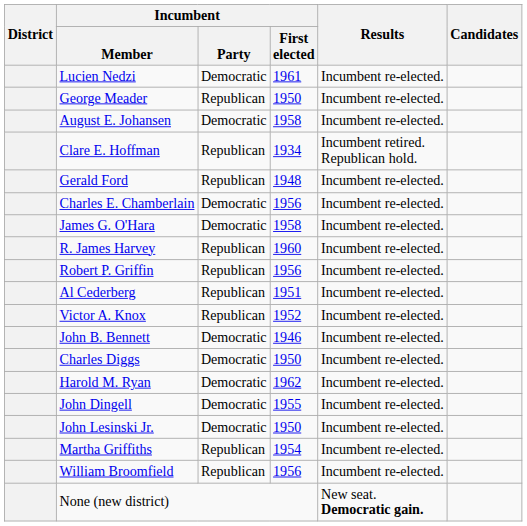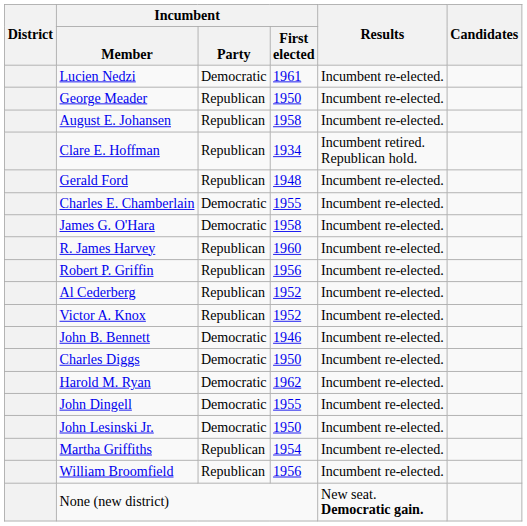(234, 120) Democratic -> (233, 120) Republican
(287, 203) 1956 -> (287, 203) 1955
(287, 292) 1951 -> (287, 292) 1952
